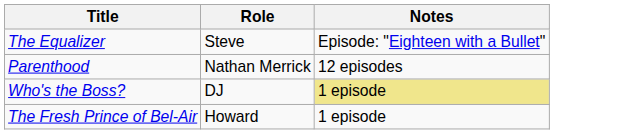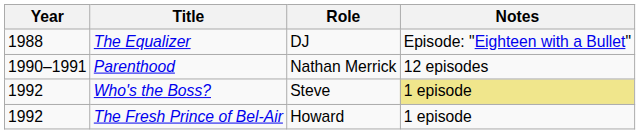+ column: (47, 16)
(224, 41) Steve -> (300, 41) DJ
(214, 91) DJ -> (310, 91) Steve
